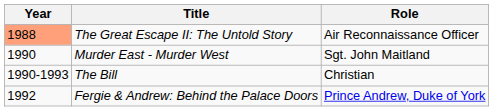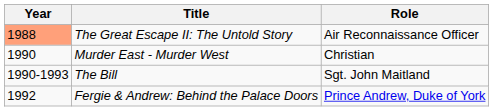(377, 55) Sgt. John Maitland -> (349, 55) Christian
(349, 75) Christian -> (377, 75) Sgt. John Maitland
